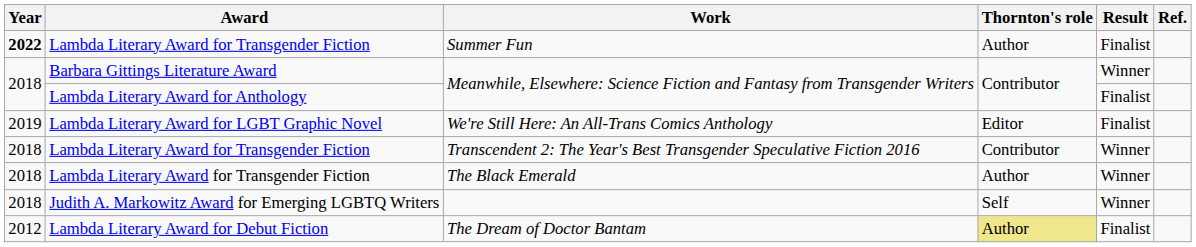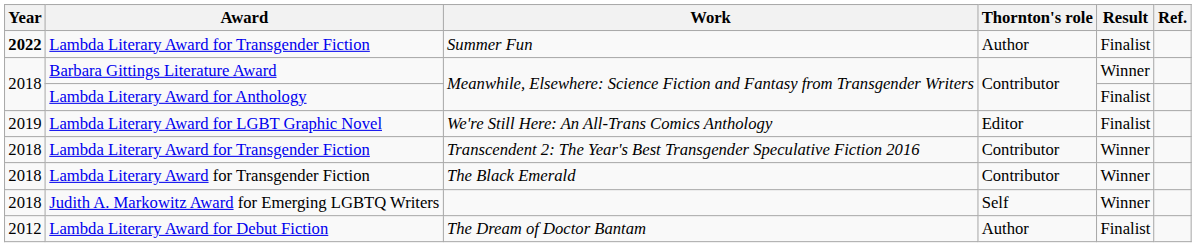(1005, 176) Author -> (1021, 176) Contributor
(1005, 228) khaki background -> (1005, 228) no background
